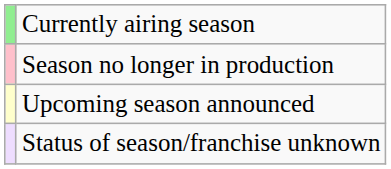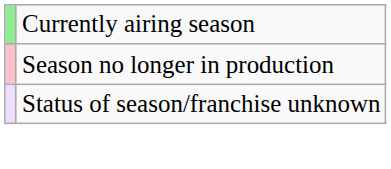- row: (168, 103)
